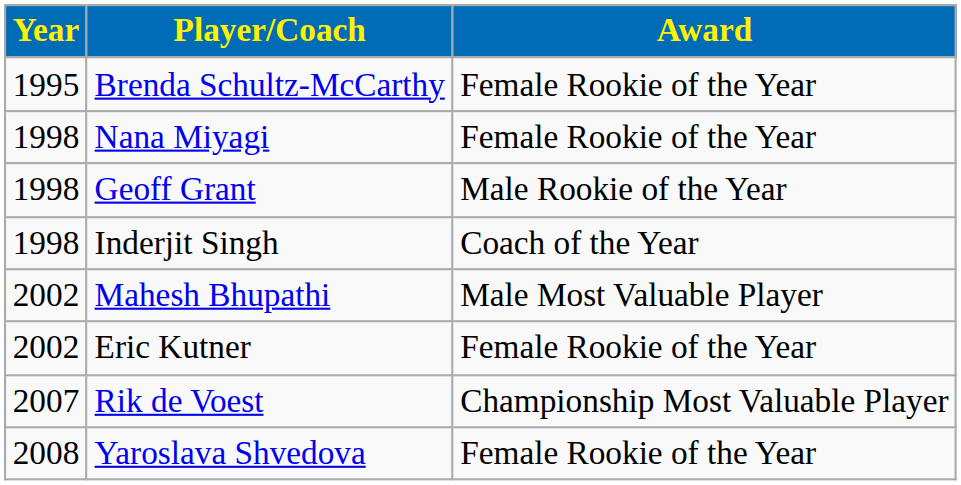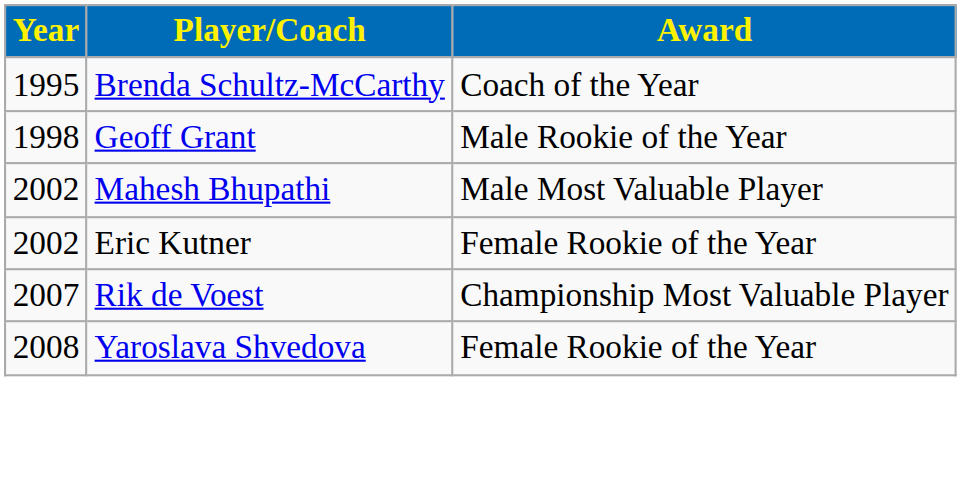(638, 83) Female Rookie of the Year -> (579, 83) Coach of the Year
- row: (182, 136)
- row: (187, 242)
